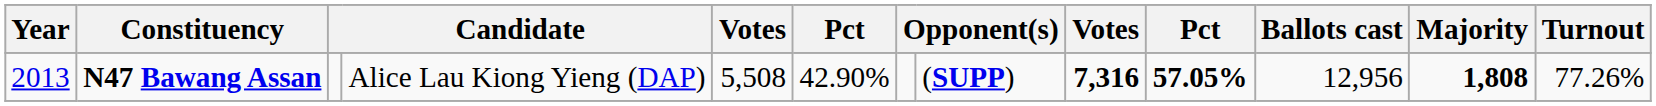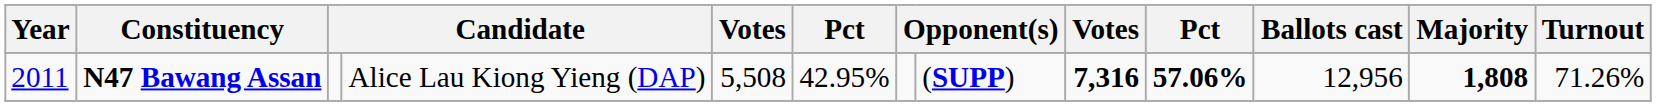(40, 76) 2013 -> (40, 76) 2011
(845, 76) 42.90% -> (844, 76) 42.95%
(1200, 76) 57.05% -> (1200, 76) 57.06%
(1599, 76) 77.26% -> (1599, 76) 71.26%
